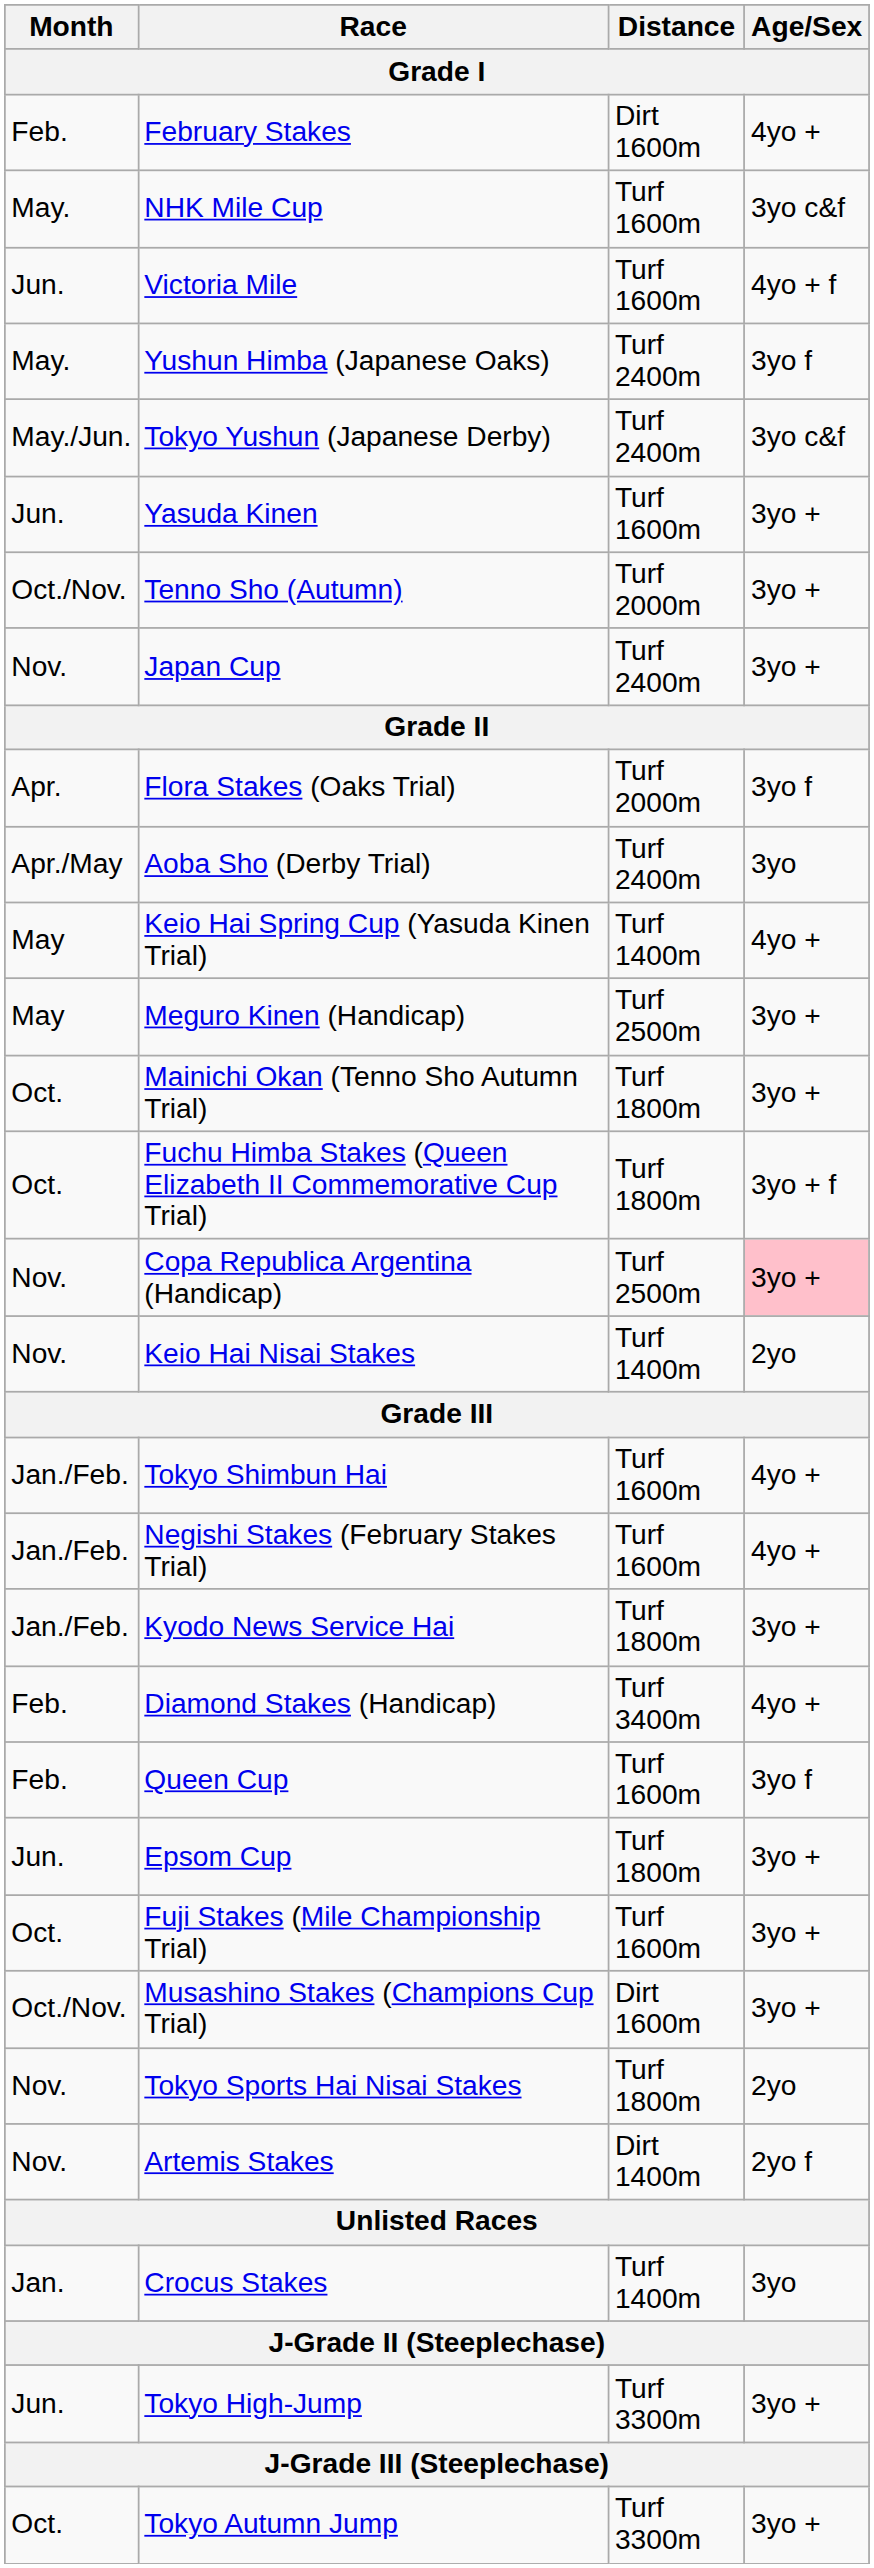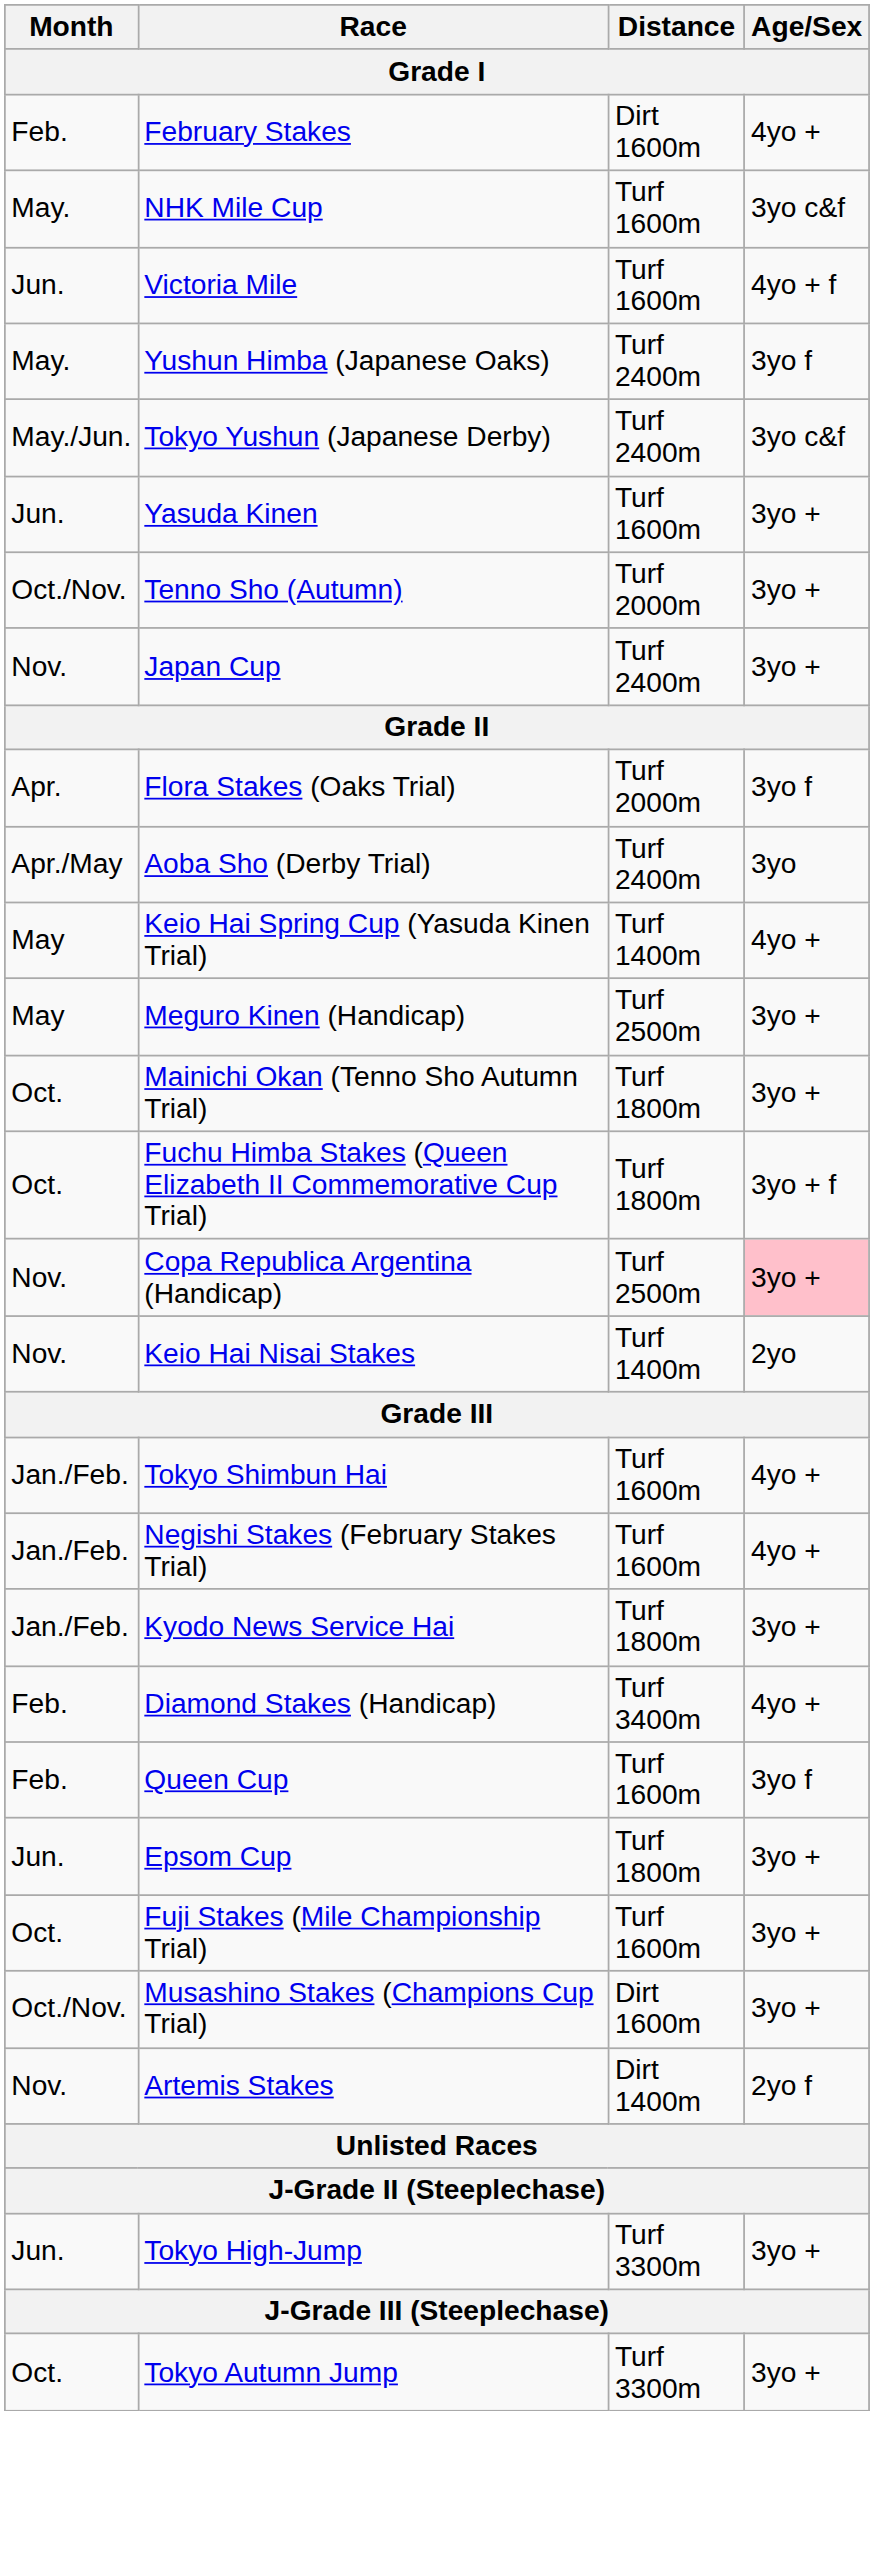- row: (333, 2085)
- row: (236, 2282)
